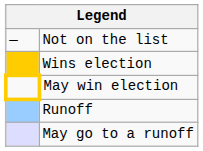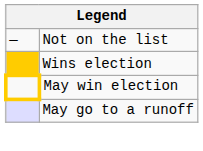- row: (68, 110)
